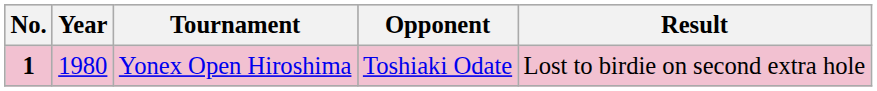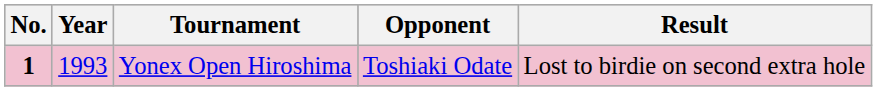(83, 65) 1980 -> (83, 65) 1993
